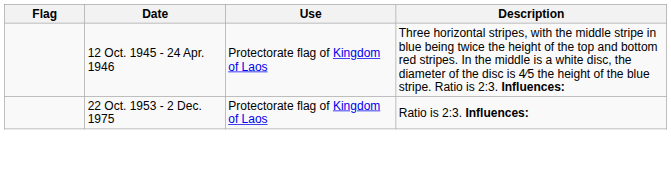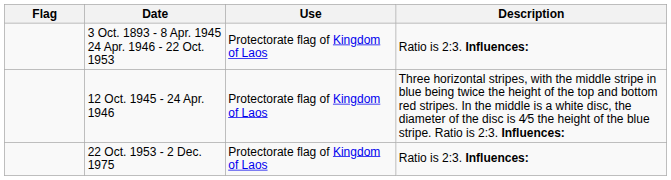+ row: (154, 46)
